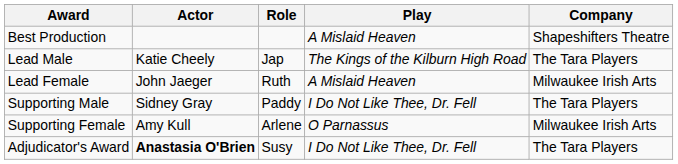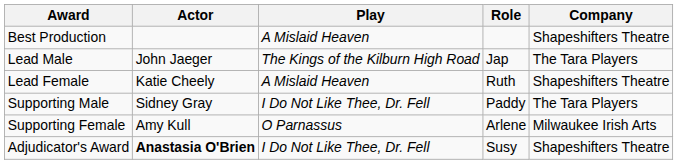columns swapped: (282, 15) <-> (417, 15)
(175, 59) Katie Cheely -> (174, 59) John Jaeger
(174, 81) John Jaeger -> (175, 81) Katie Cheely
(595, 81) Milwaukee Irish Arts -> (601, 81) Shapeshifters Theatre
(585, 147) The Tara Players -> (601, 147) Shapeshifters Theatre
